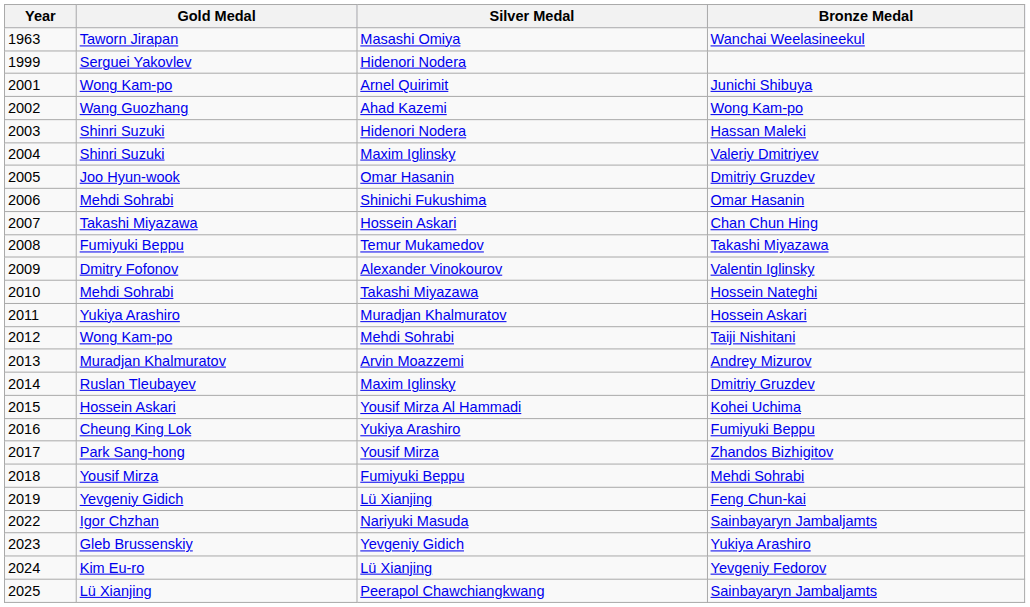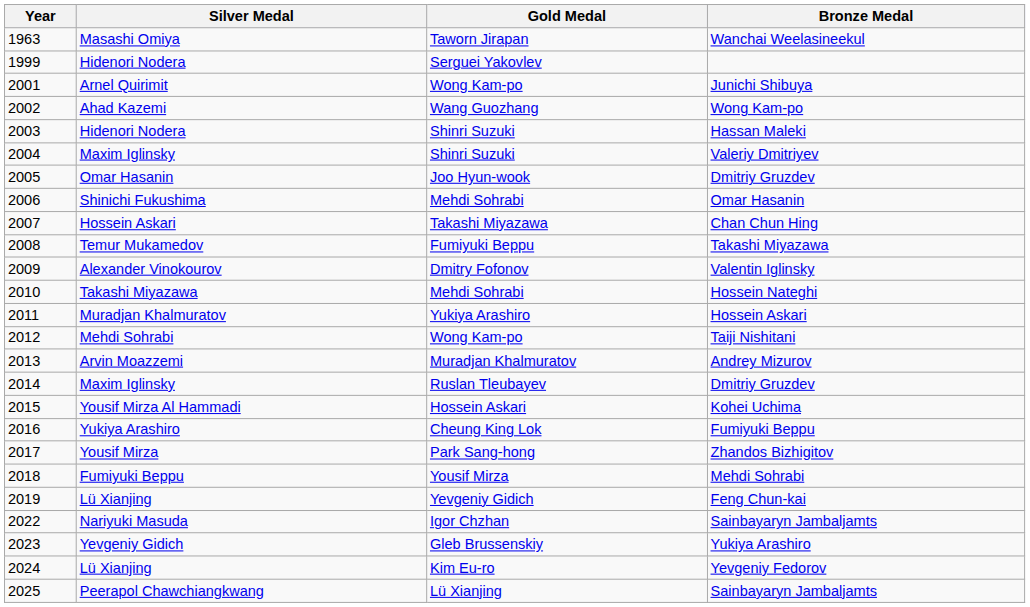columns swapped: (217, 16) <-> (532, 16)
